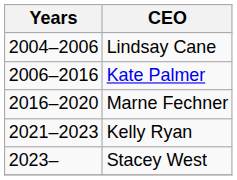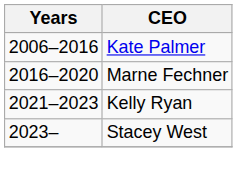- row: (161, 47)
